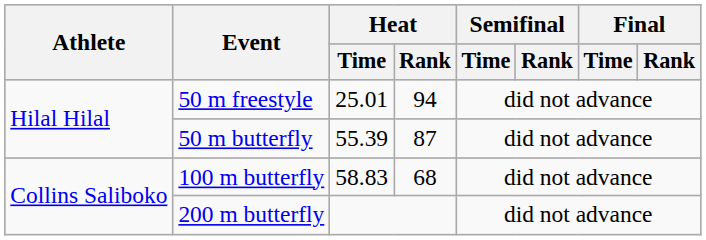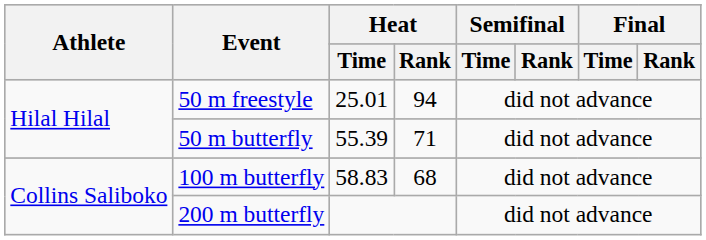(425, 138) 87 -> (425, 138) 71
